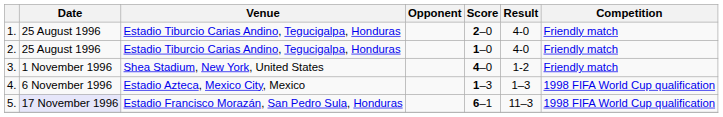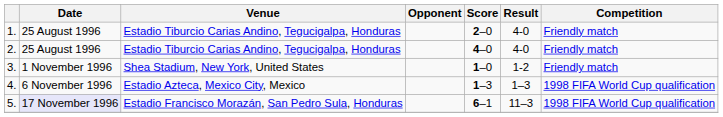(483, 49) 1–0 -> (483, 49) 4–0
(483, 67) 4–0 -> (483, 67) 1–0
